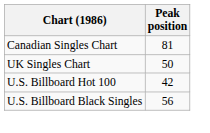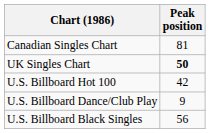(168, 63) normal -> (182, 63) bold
+ row: (82, 100)
